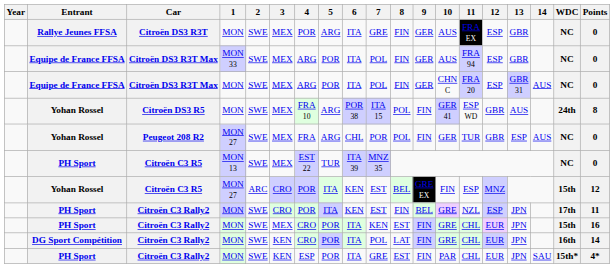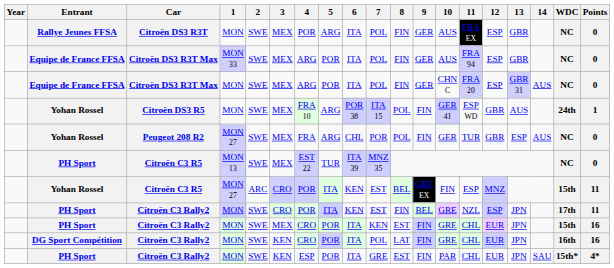(378, 32) GRE -> (378, 32) POL
(595, 110) 8 -> (595, 110) 1
(595, 189) 12 -> (595, 189) 11
(595, 240) 14 -> (595, 240) 16
